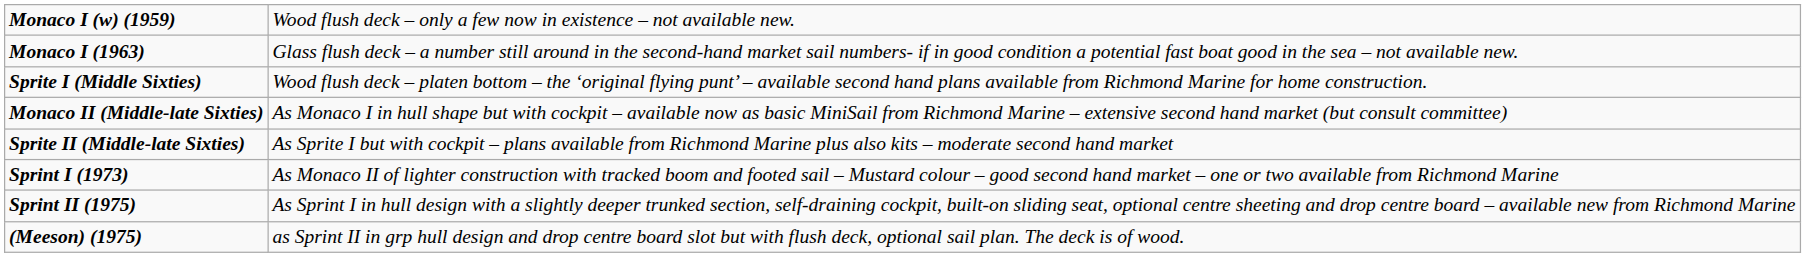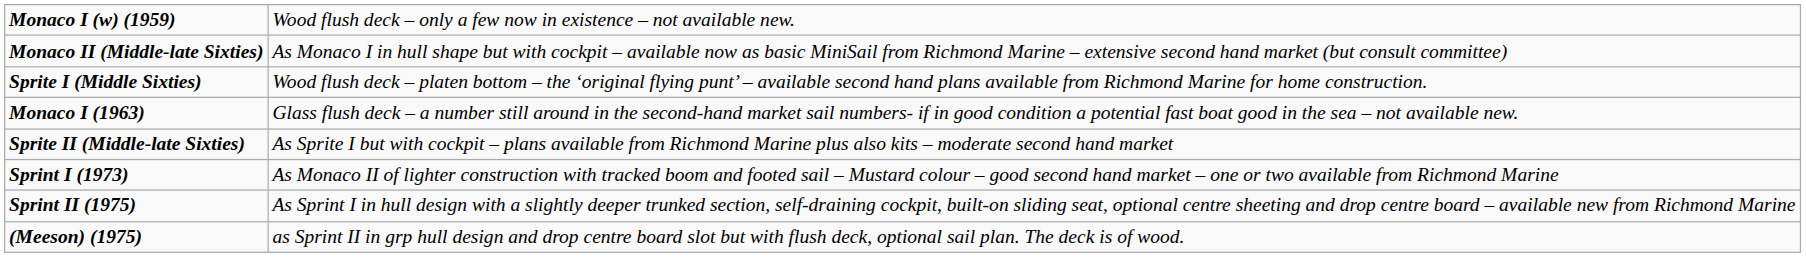rows swapped: (77, 50) <-> (136, 112)
